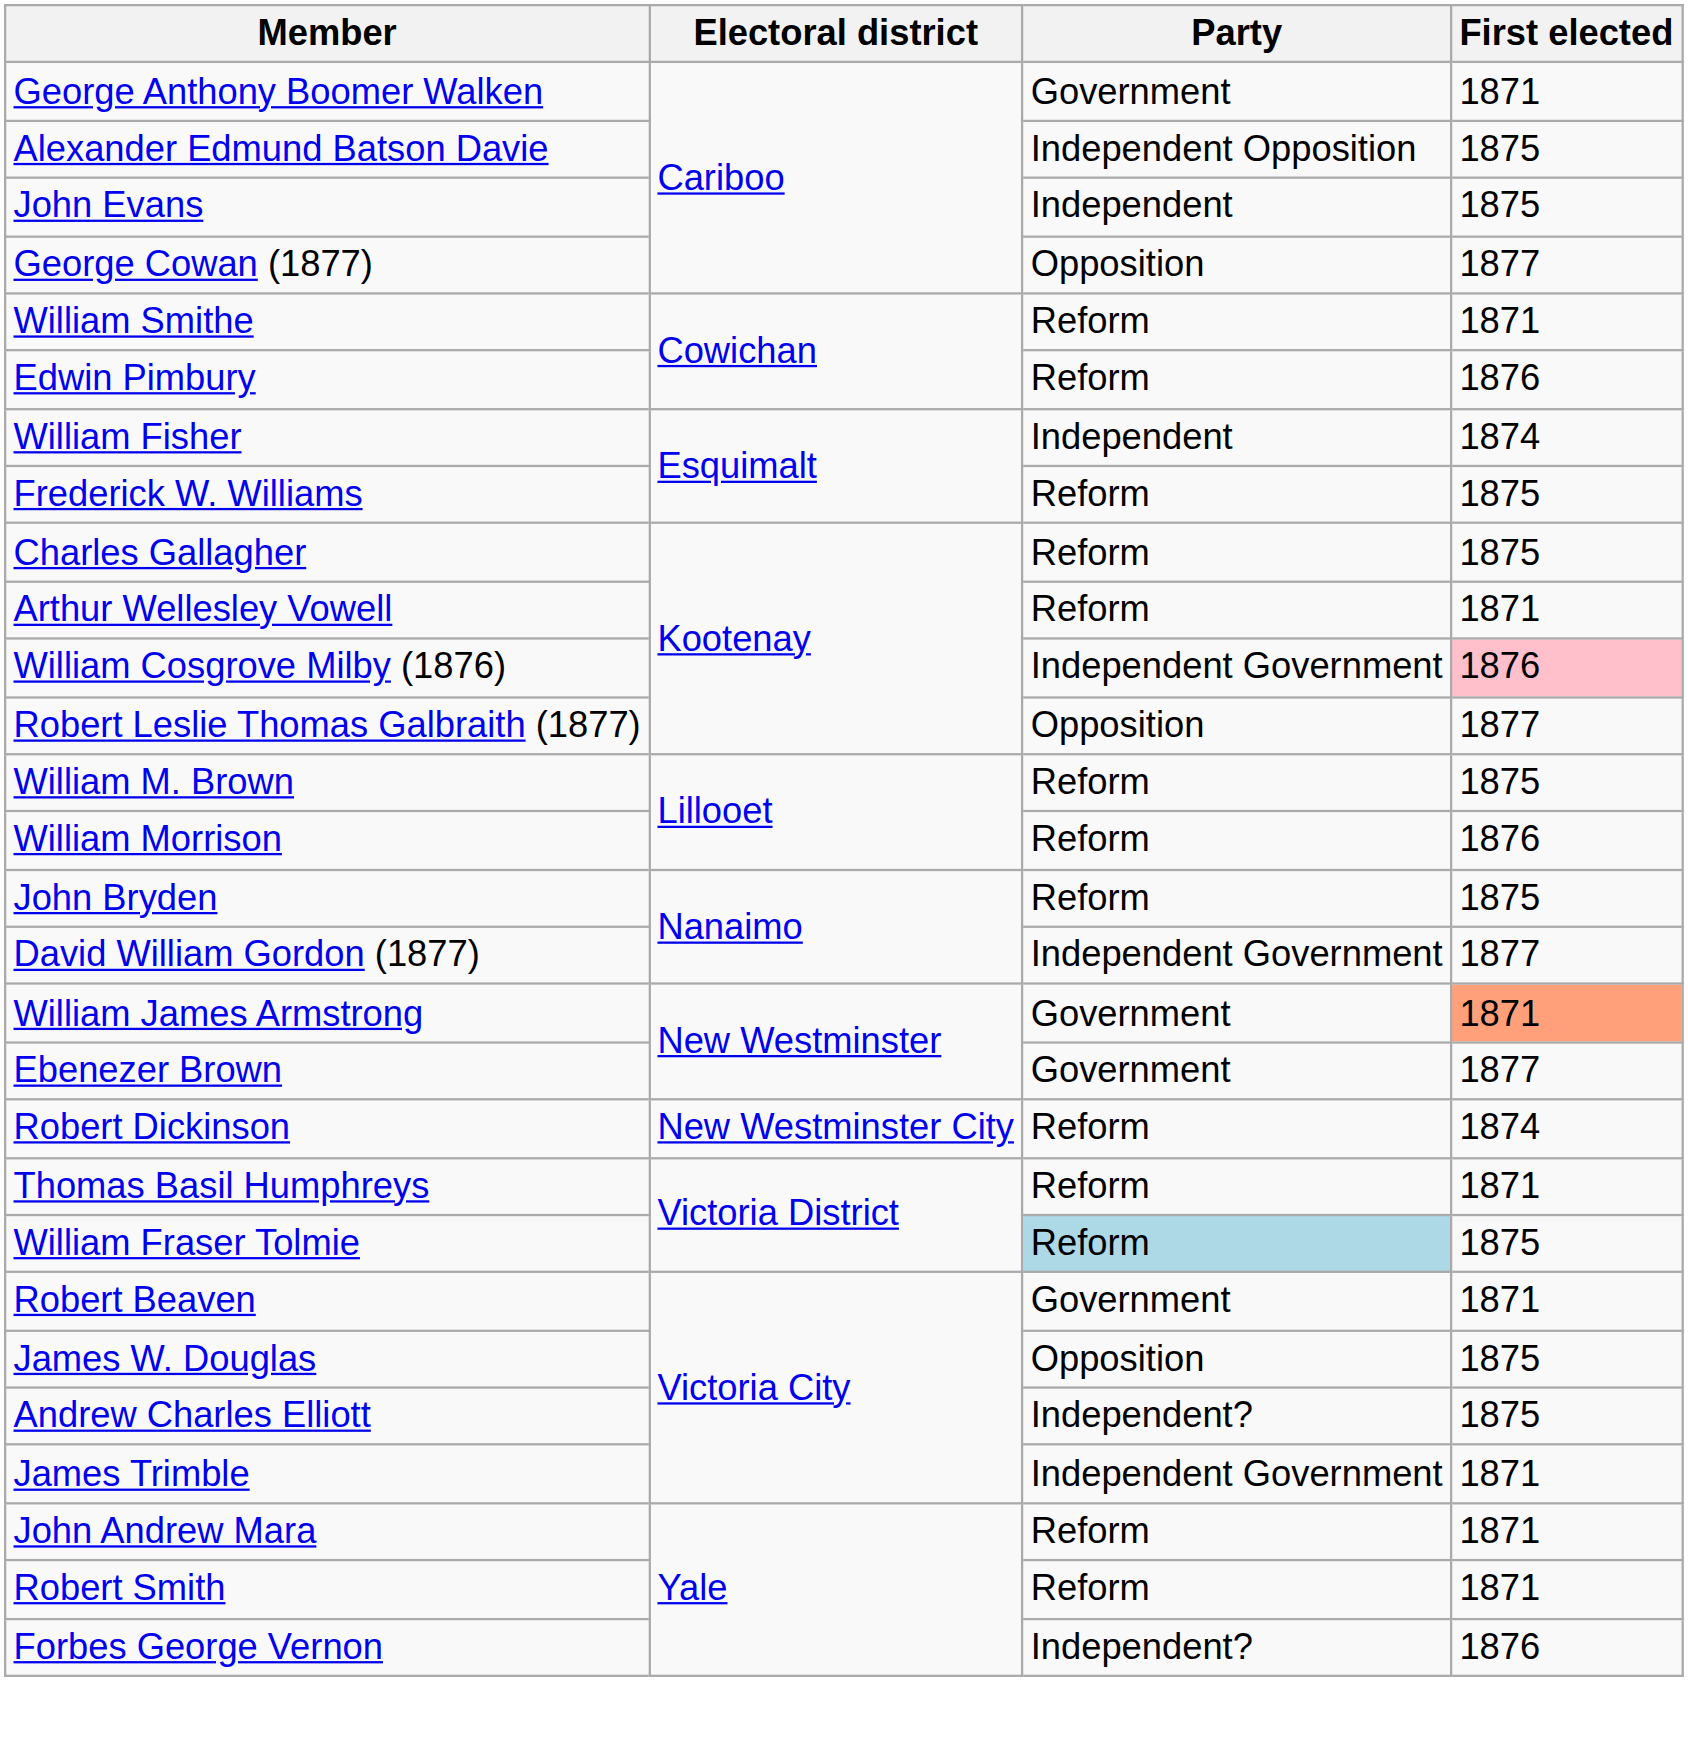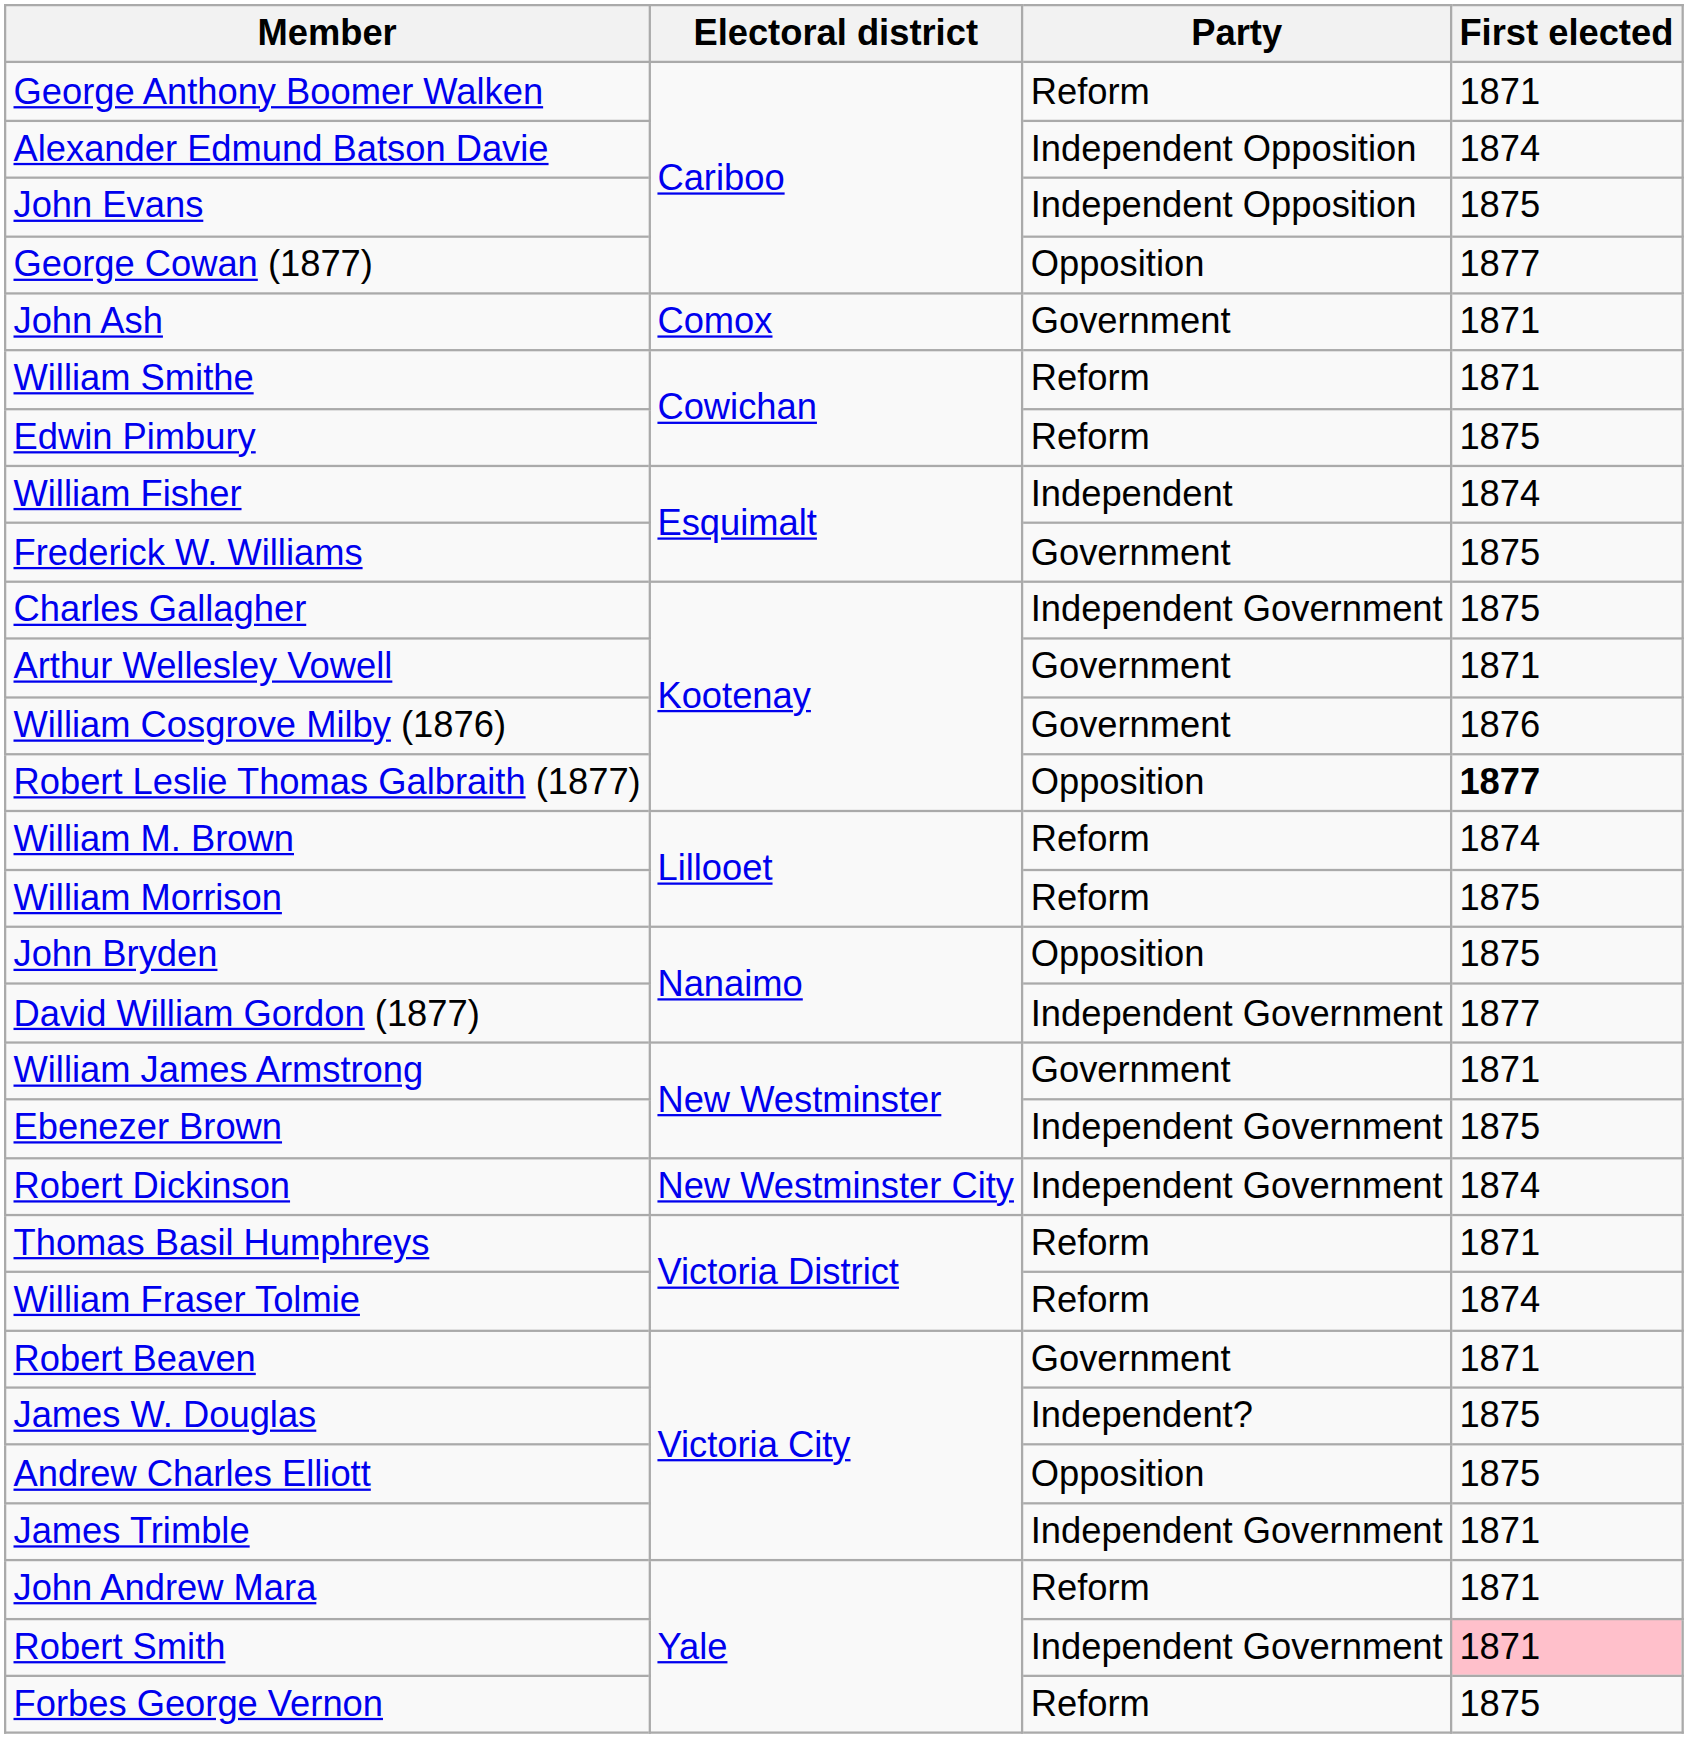(1131, 90) Government -> (1090, 90) Reform
(1500, 148) 1875 -> (1500, 148) 1874
(1132, 206) Independent -> (1224, 206) Independent Opposition
+ row: (88, 321)
(1500, 378) 1876 -> (1500, 436) 1875
(1090, 494) Reform -> (1131, 551) Government
(1090, 551) Reform -> (1237, 609) Independent Government
(1090, 609) Reform -> (1131, 666) Government
(1237, 666) Independent Government -> (1131, 724) Government
(1500, 666) pink background -> (1500, 724) no background
(1500, 724) normal -> (1500, 782) bold
(1500, 782) 1875 -> (1500, 839) 1874
(1500, 839) 1876 -> (1500, 897) 1875
(1090, 897) Reform -> (1118, 954) Opposition
(1500, 1012) lightsalmon background -> (1500, 1070) no background
(1131, 1070) Government -> (1237, 1127) Independent Government
(1500, 1070) 1877 -> (1500, 1127) 1875
(1090, 1127) Reform -> (1237, 1185) Independent Government
(1090, 1242) lightblue background -> (1090, 1300) no background
(1500, 1242) 1875 -> (1500, 1300) 1874
(1118, 1358) Opposition -> (1142, 1415) Independent?
(1142, 1415) Independent? -> (1118, 1473) Opposition
(1090, 1588) Reform -> (1237, 1646) Independent Government
(1500, 1588) no background -> (1500, 1646) pink background
(1142, 1646) Independent? -> (1090, 1703) Reform
(1500, 1646) 1876 -> (1500, 1703) 1875
